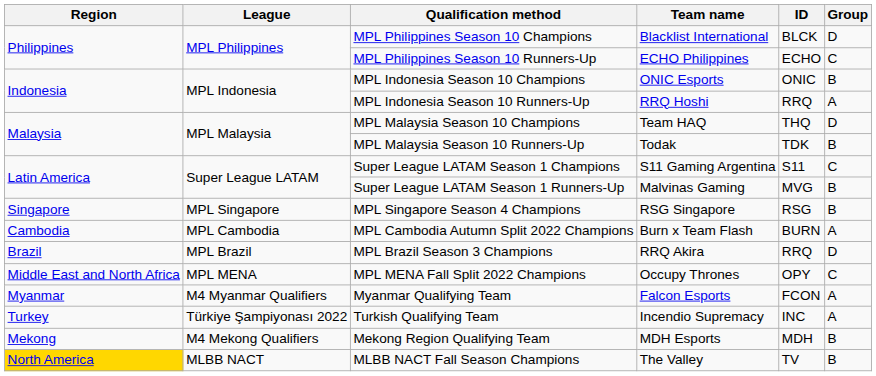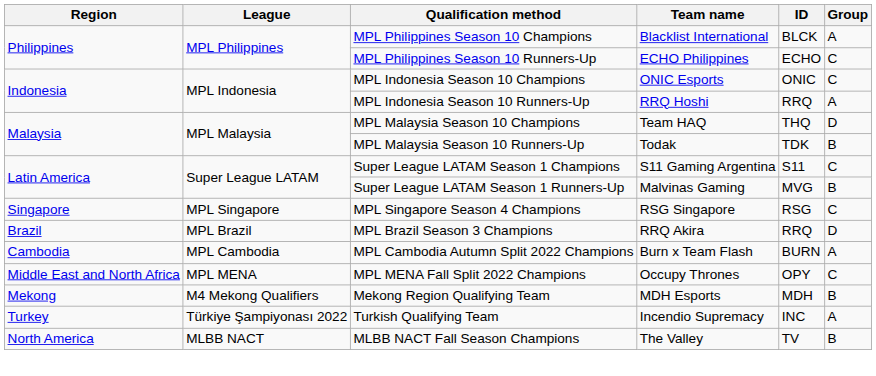(832, 36) D -> (832, 36) A
(832, 79) B -> (832, 79) C
(832, 209) B -> (832, 209) C
rows swapped: (493, 230) <-> (453, 252)
- row: (432, 295)
rows swapped: (452, 338) <-> (426, 317)
(51, 360) gold background -> (51, 338) no background
